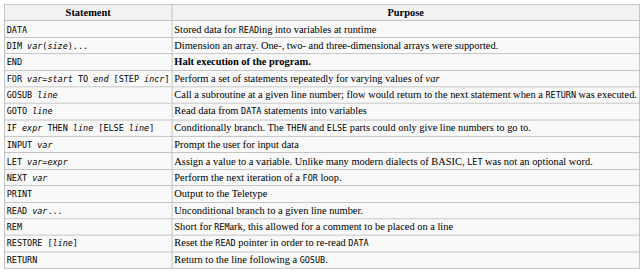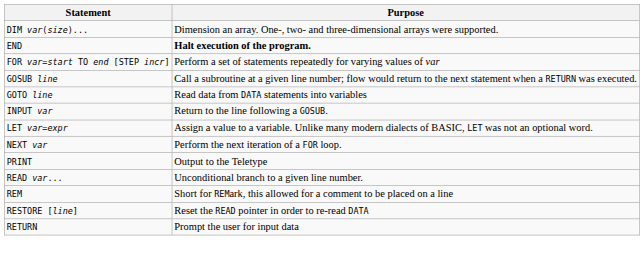- row: (17, 29)
- row: (81, 128)
(237, 144) Prompt the user for input data -> (251, 111) Return to the line following a GOSUB.
(251, 260) Return to the line following a GOSUB. -> (237, 227) Prompt the user for input data
